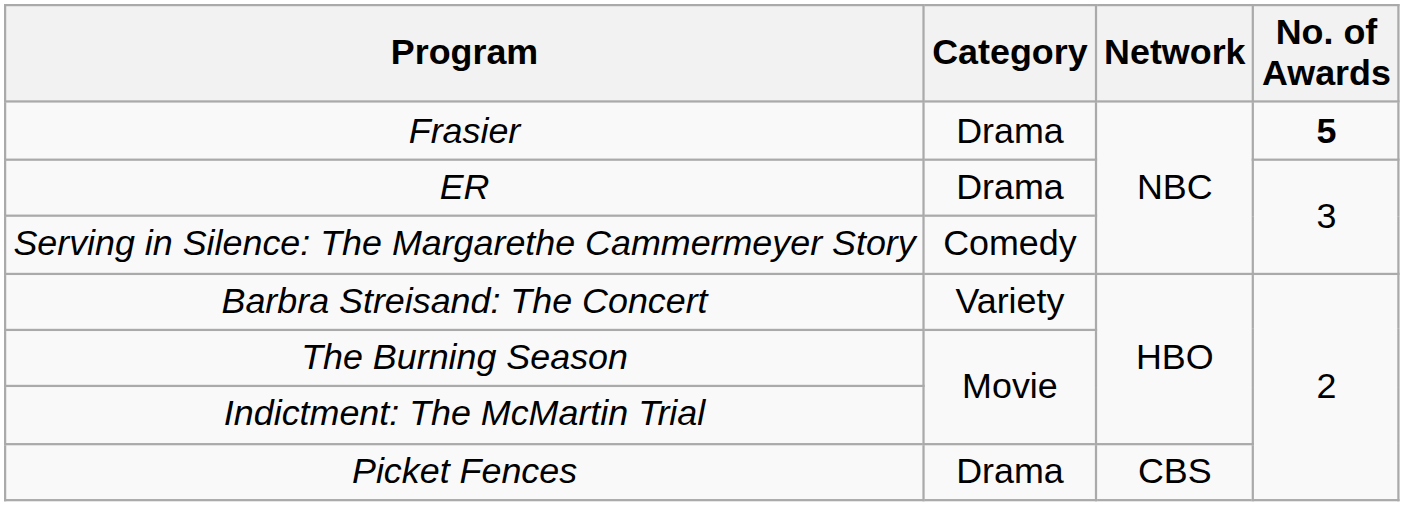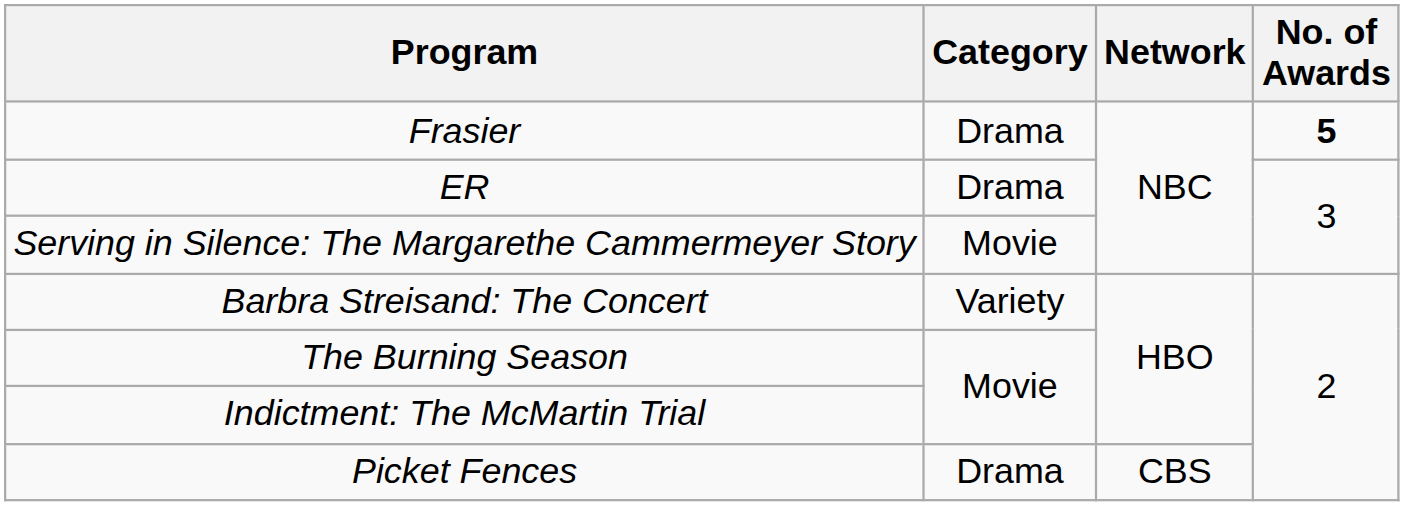(1010, 243) Comedy -> (1010, 243) Movie
